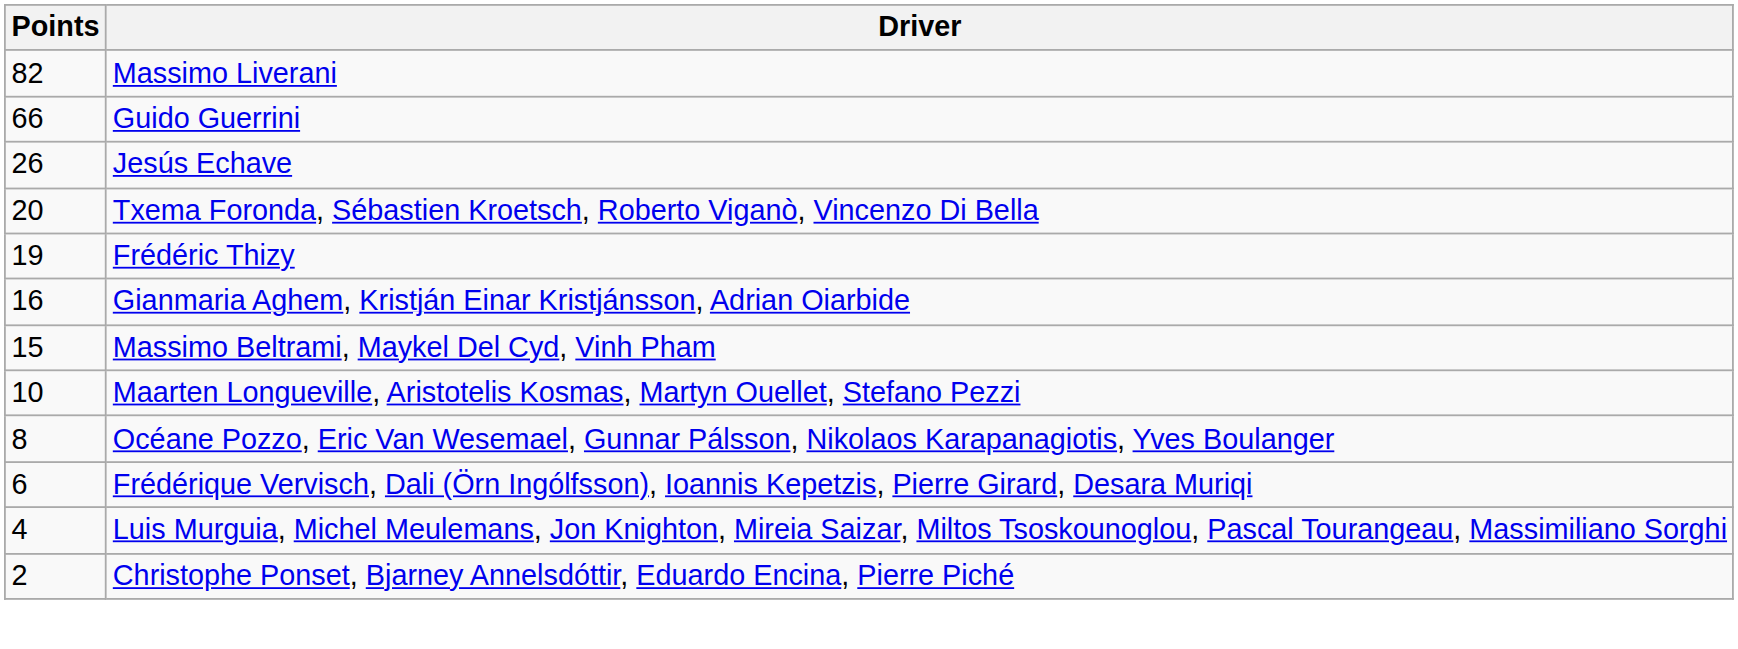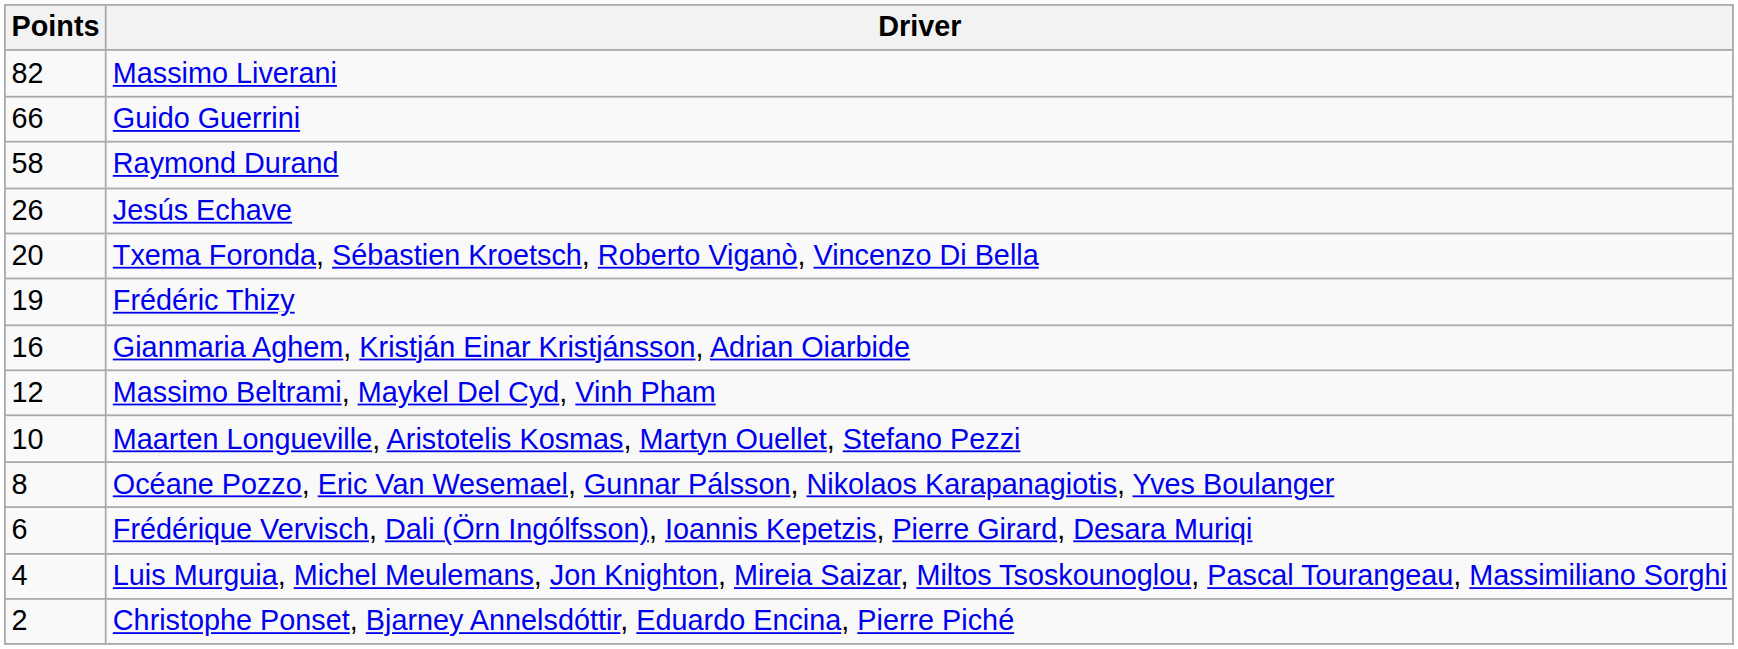+ row: (226, 164)
(28, 347) 15 -> (28, 392) 12
